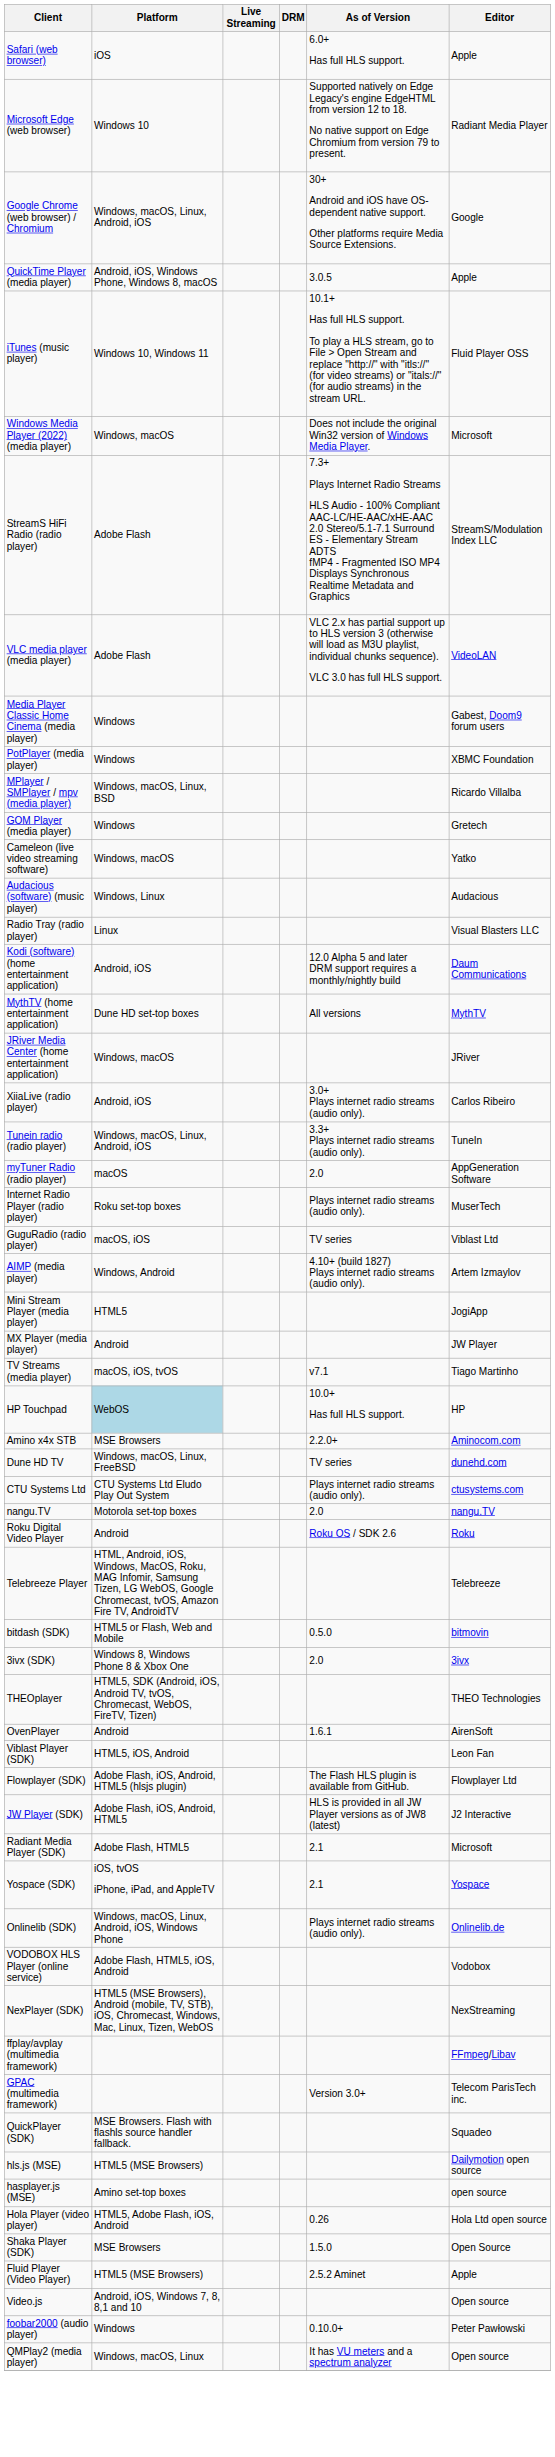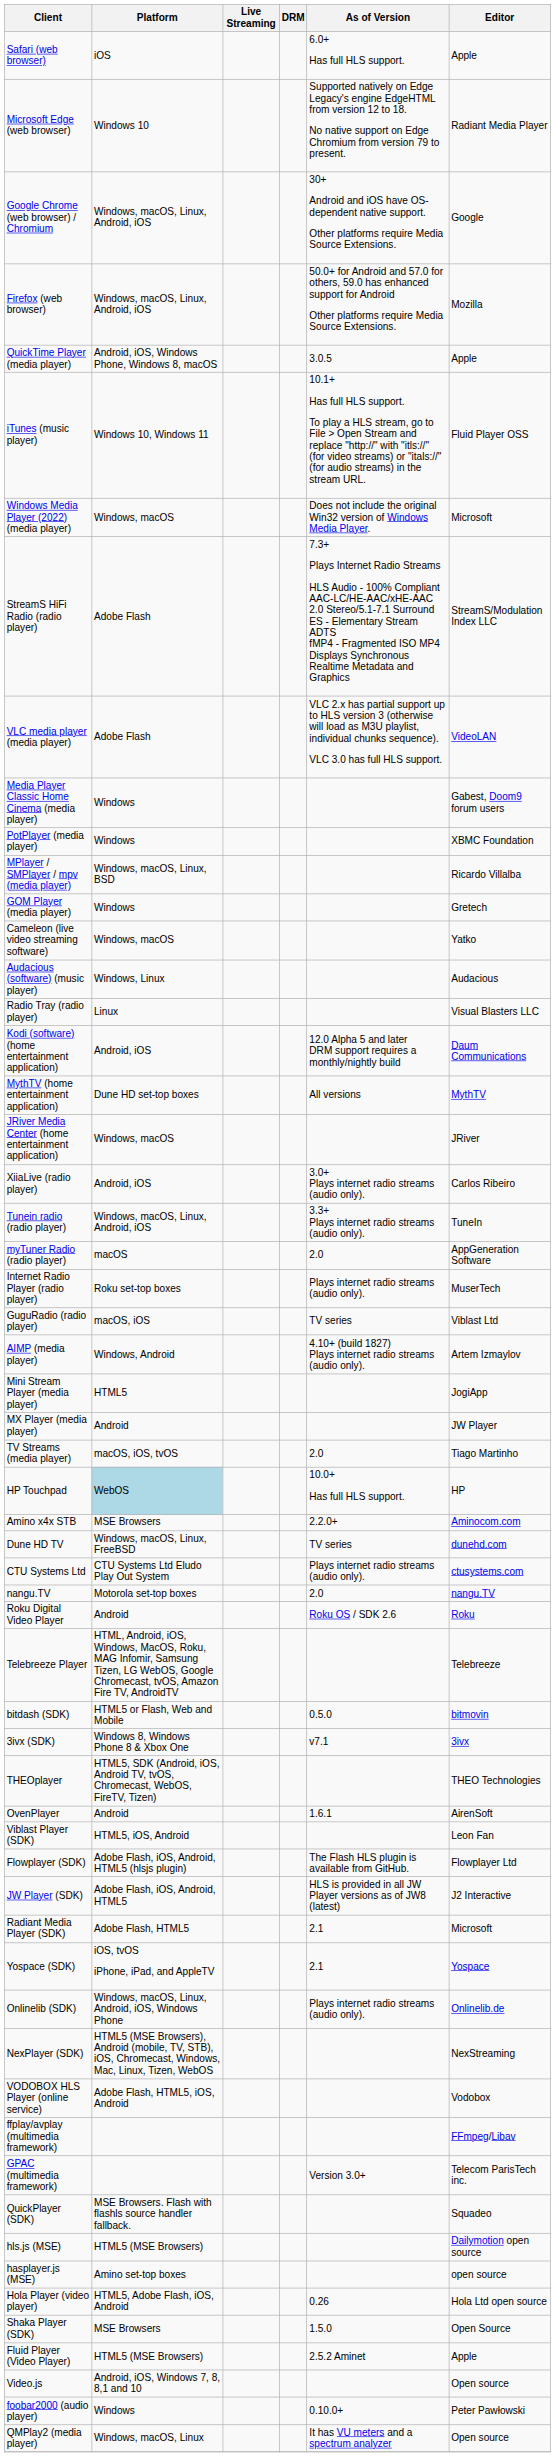+ row: (34, 304)
(319, 1372) v7.1 -> (316, 1453) 2.0
(316, 1660) 2.0 -> (319, 1742) v7.1
rows swapped: (43, 1966) <-> (45, 2011)
